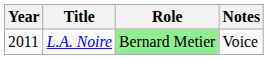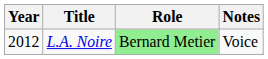(23, 41) 2011 -> (24, 41) 2012
